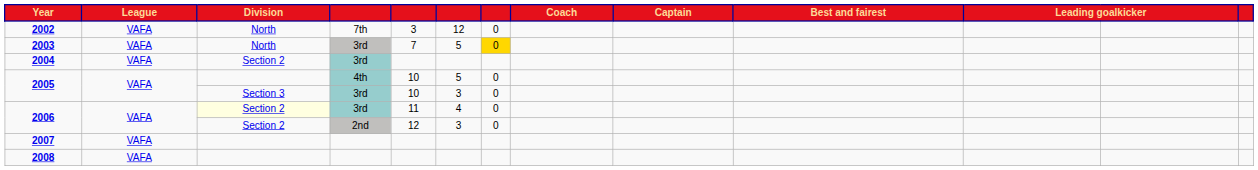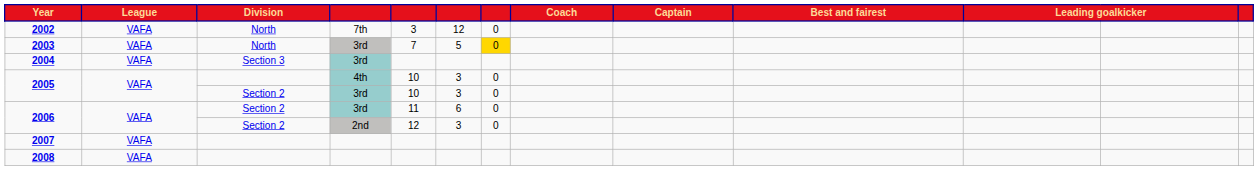(263, 61) Section 2 -> (263, 61) Section 3
(459, 77) 5 -> (459, 77) 3
(263, 93) Section 3 -> (263, 93) Section 2
(263, 109) lightyellow background -> (263, 109) no background
(459, 109) 4 -> (459, 109) 6
